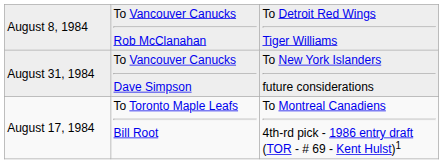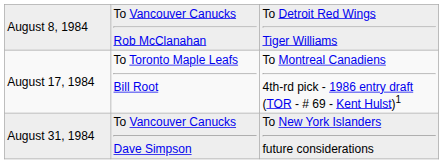rows swapped: (51, 127) <-> (51, 73)
